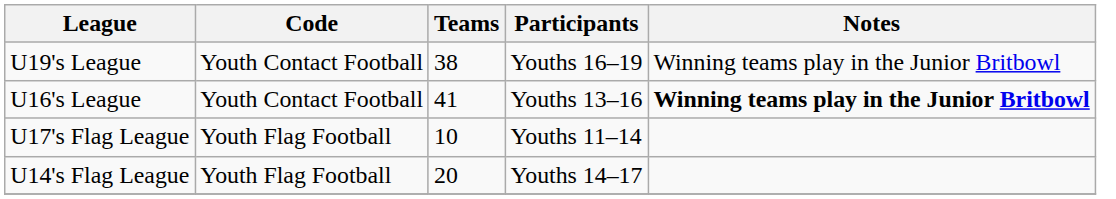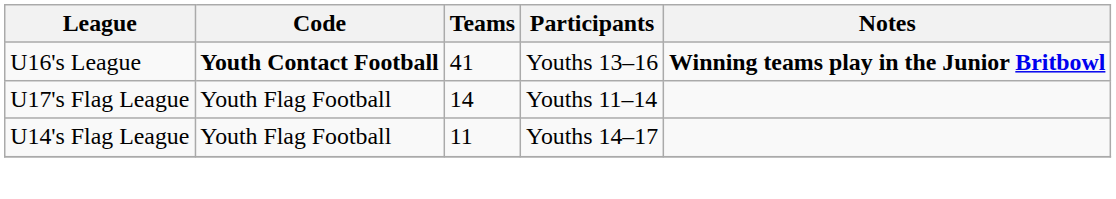- row: (76, 61)
(312, 99) normal -> (320, 61) bold
(446, 136) 10 -> (462, 99) 14
(446, 174) 20 -> (461, 136) 11
